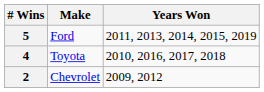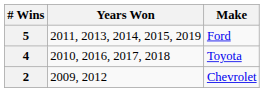columns swapped: (75, 15) <-> (181, 15)
